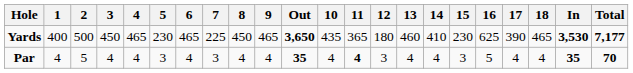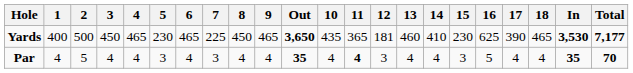(384, 36) 180 -> (384, 36) 181
